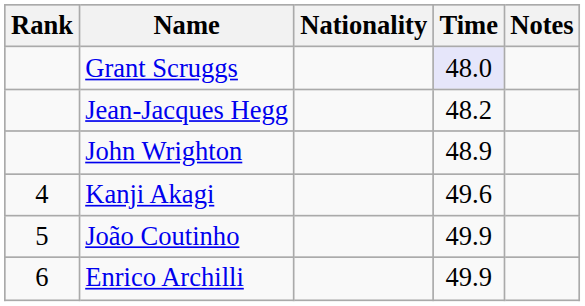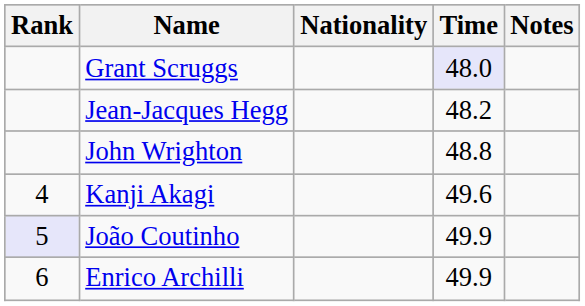(469, 151) 48.9 -> (469, 151) 48.8
(42, 236) no background -> (42, 236) lavender background
